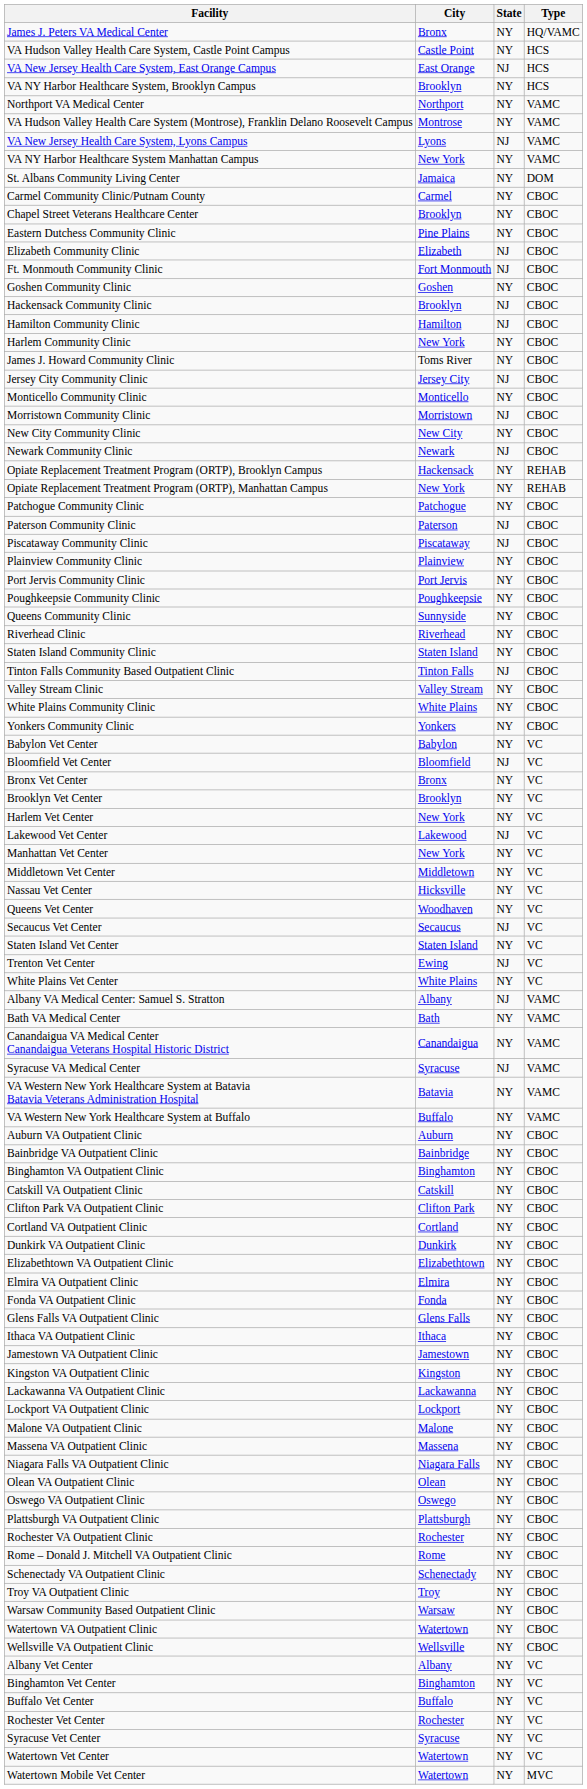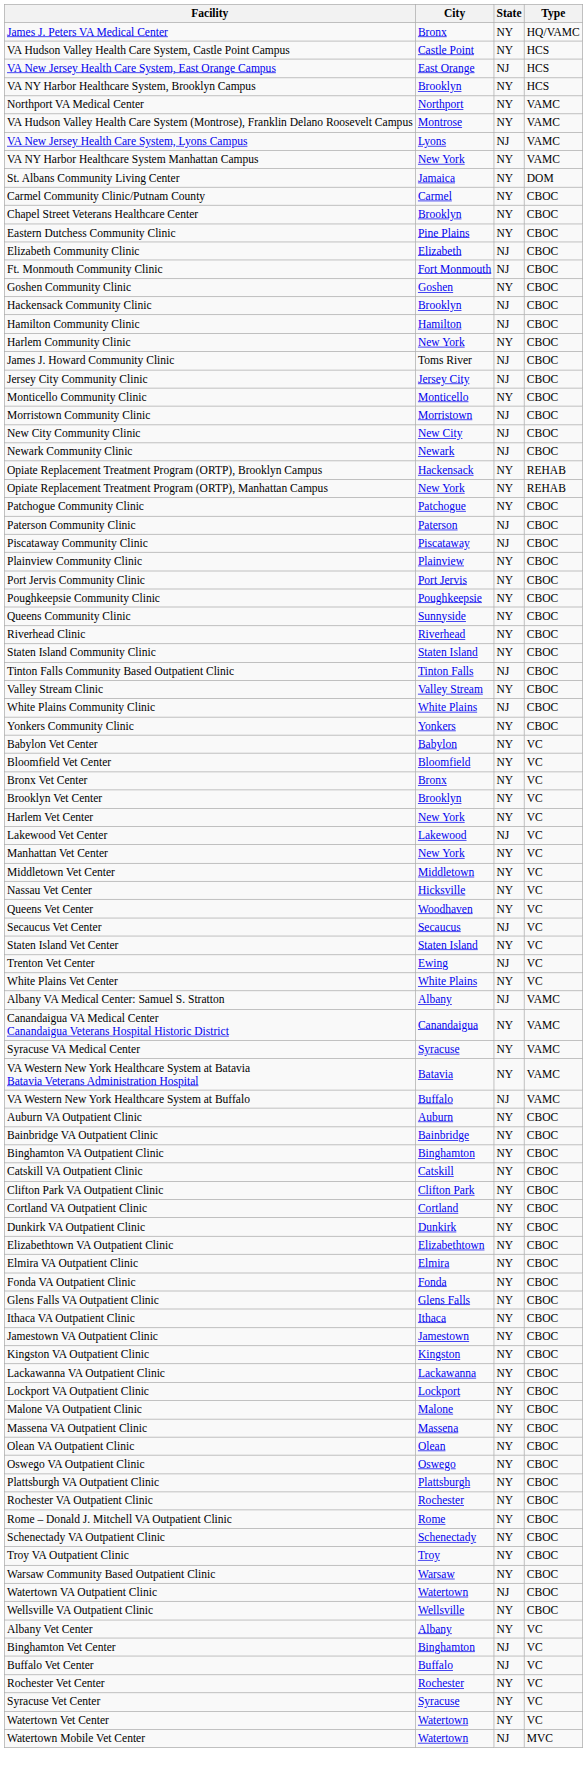(505, 360) NY -> (503, 360) NJ
(505, 433) NY -> (503, 433) NJ
(505, 707) NY -> (503, 707) NJ
(503, 762) NJ -> (505, 762) NY
- row: (64, 1018)
(503, 1067) NJ -> (505, 1049) NY
(505, 1117) NY -> (503, 1099) NJ
- row: (88, 1464)
(505, 1629) NY -> (503, 1592) NJ
(505, 1683) NY -> (503, 1647) NJ
(505, 1702) NY -> (503, 1665) NJ
(505, 1775) NY -> (503, 1738) NJ
